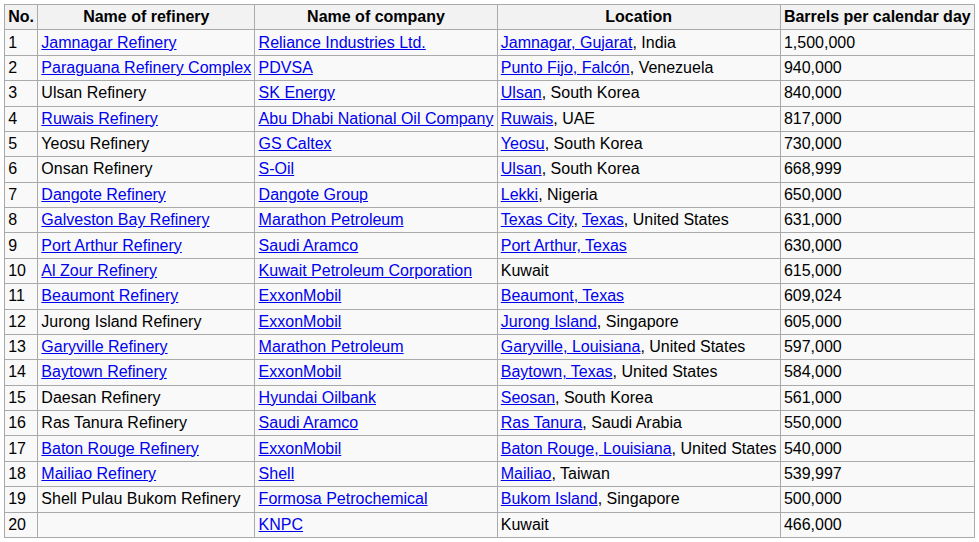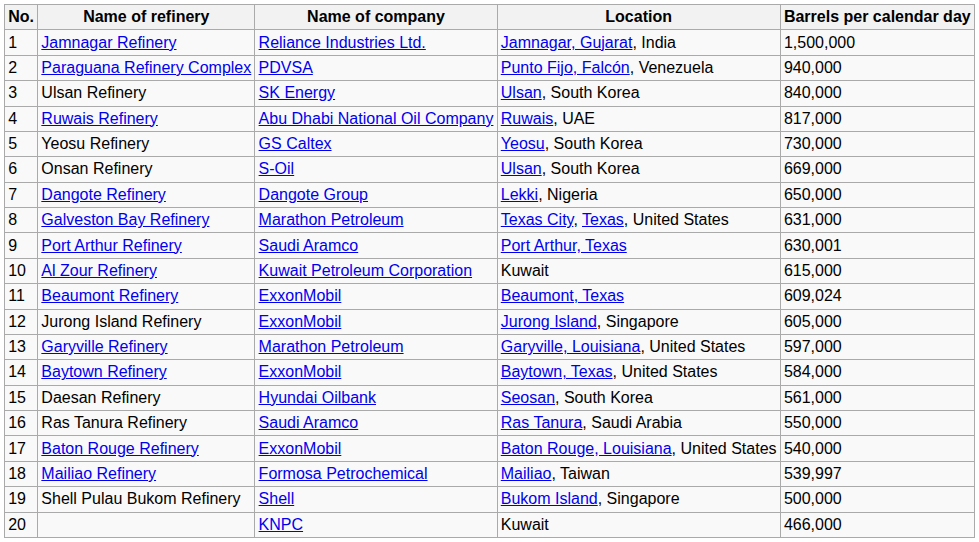(813, 169) 668,999 -> (813, 169) 669,000
(813, 245) 630,000 -> (813, 245) 630,001
(276, 473) Shell -> (343, 473) Formosa Petrochemical
(343, 499) Formosa Petrochemical -> (276, 499) Shell
